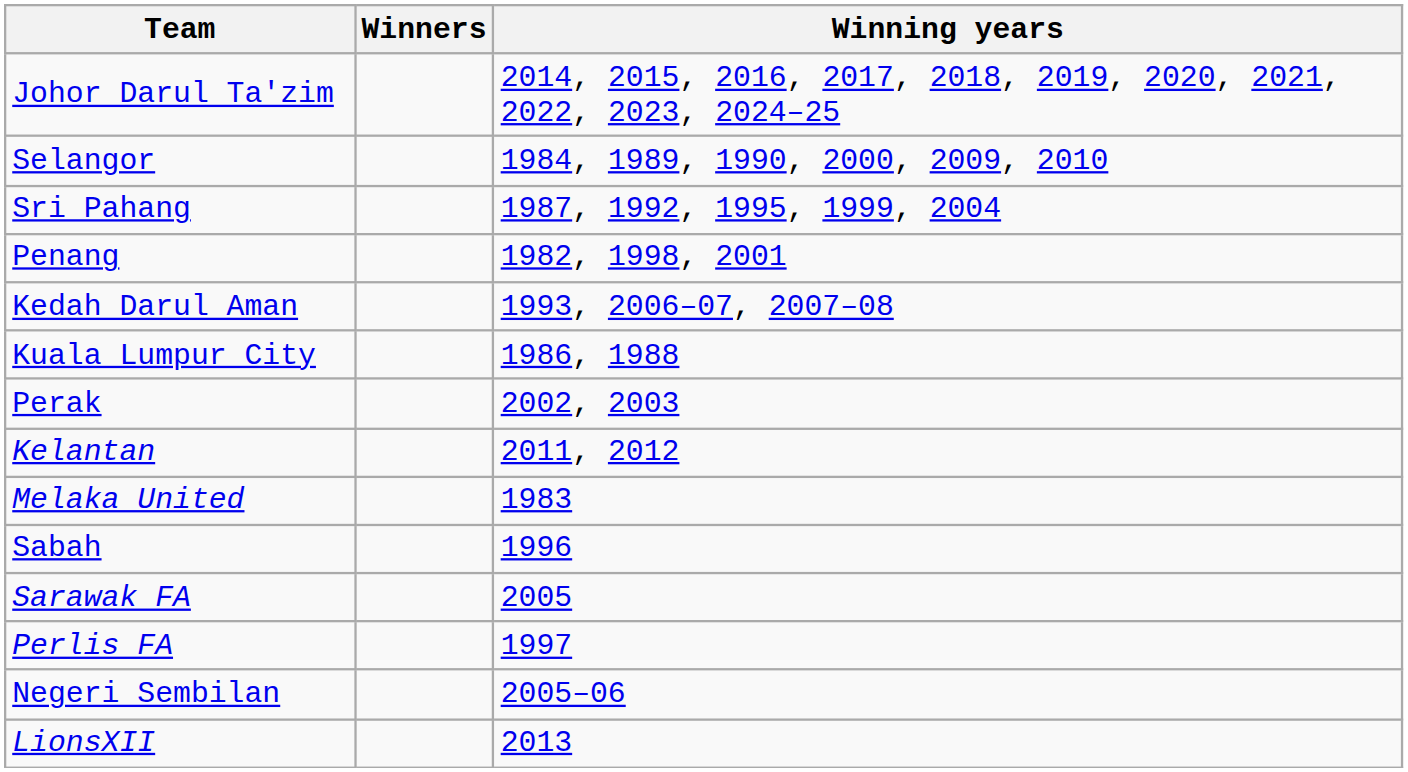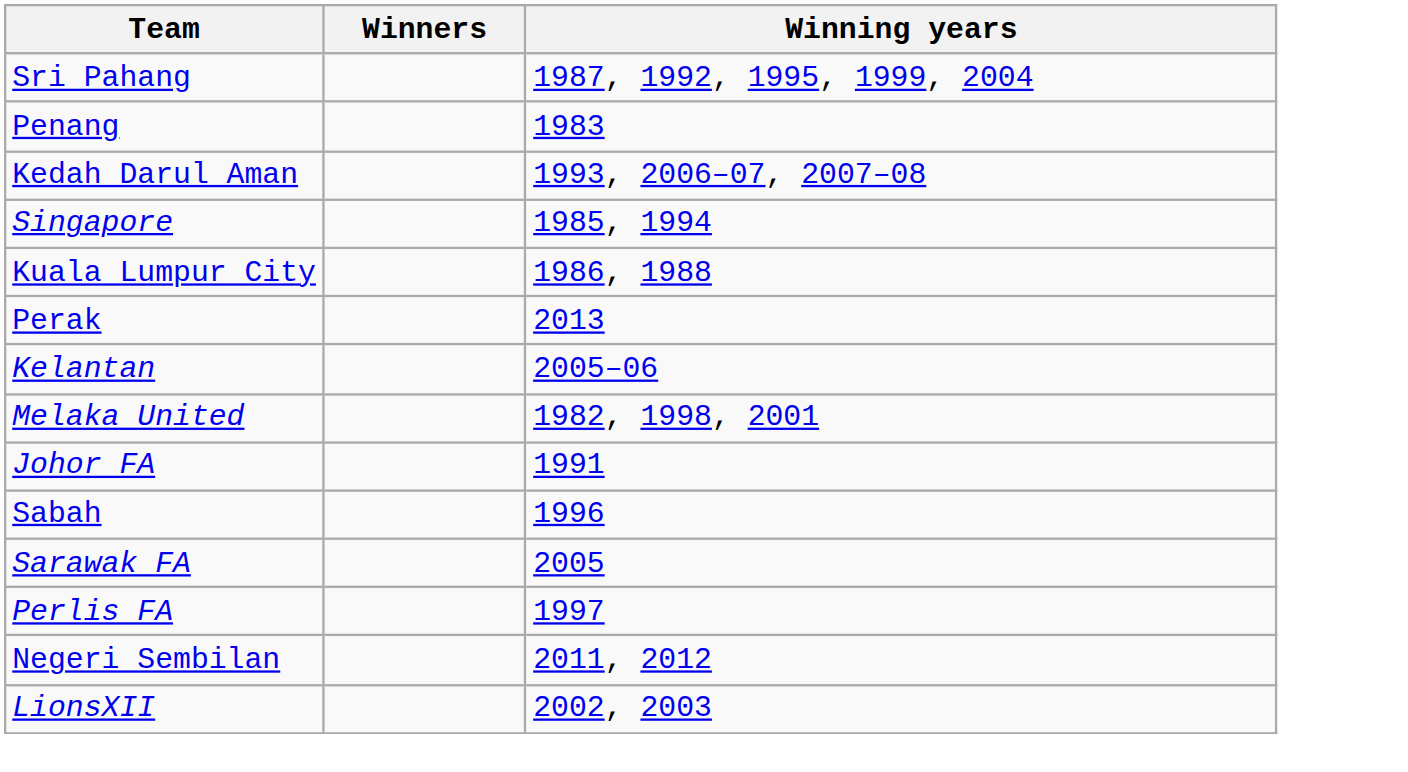- row: (173, 95)
- row: (84, 161)
(644, 258) 1982, 1998, 2001 -> (569, 126) 1983
+ row: (93, 223)
(590, 403) 2002, 2003 -> (569, 321) 2013
(590, 452) 2011, 2012 -> (596, 369) 2005–06
(536, 500) 1983 -> (676, 418) 1982, 1998, 2001
+ row: (84, 466)
(563, 695) 2005–06 -> (623, 660) 2011, 2012
(536, 743) 2013 -> (623, 709) 2002, 2003
